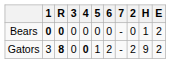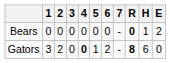columns swapped: (133, 13) <-> (61, 13)
(48, 31) bold -> (48, 31) normal
(146, 49) 9 -> (146, 49) 6
(159, 49) 2 -> (159, 49) 0
